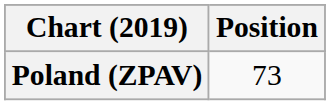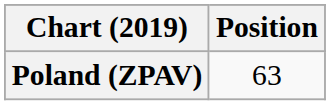(267, 74) 73 -> (267, 74) 63
